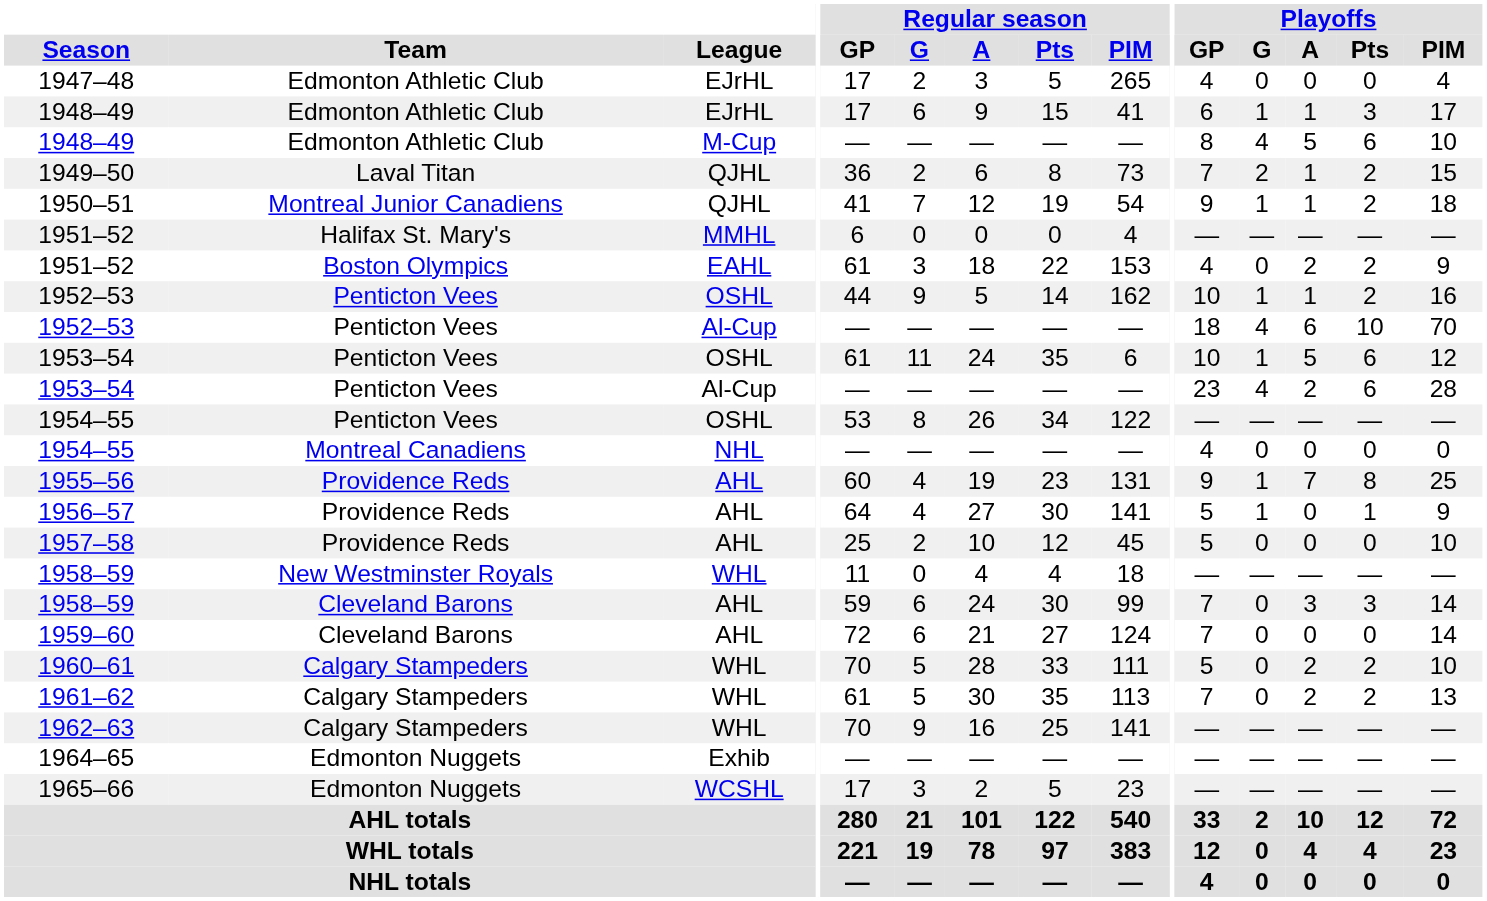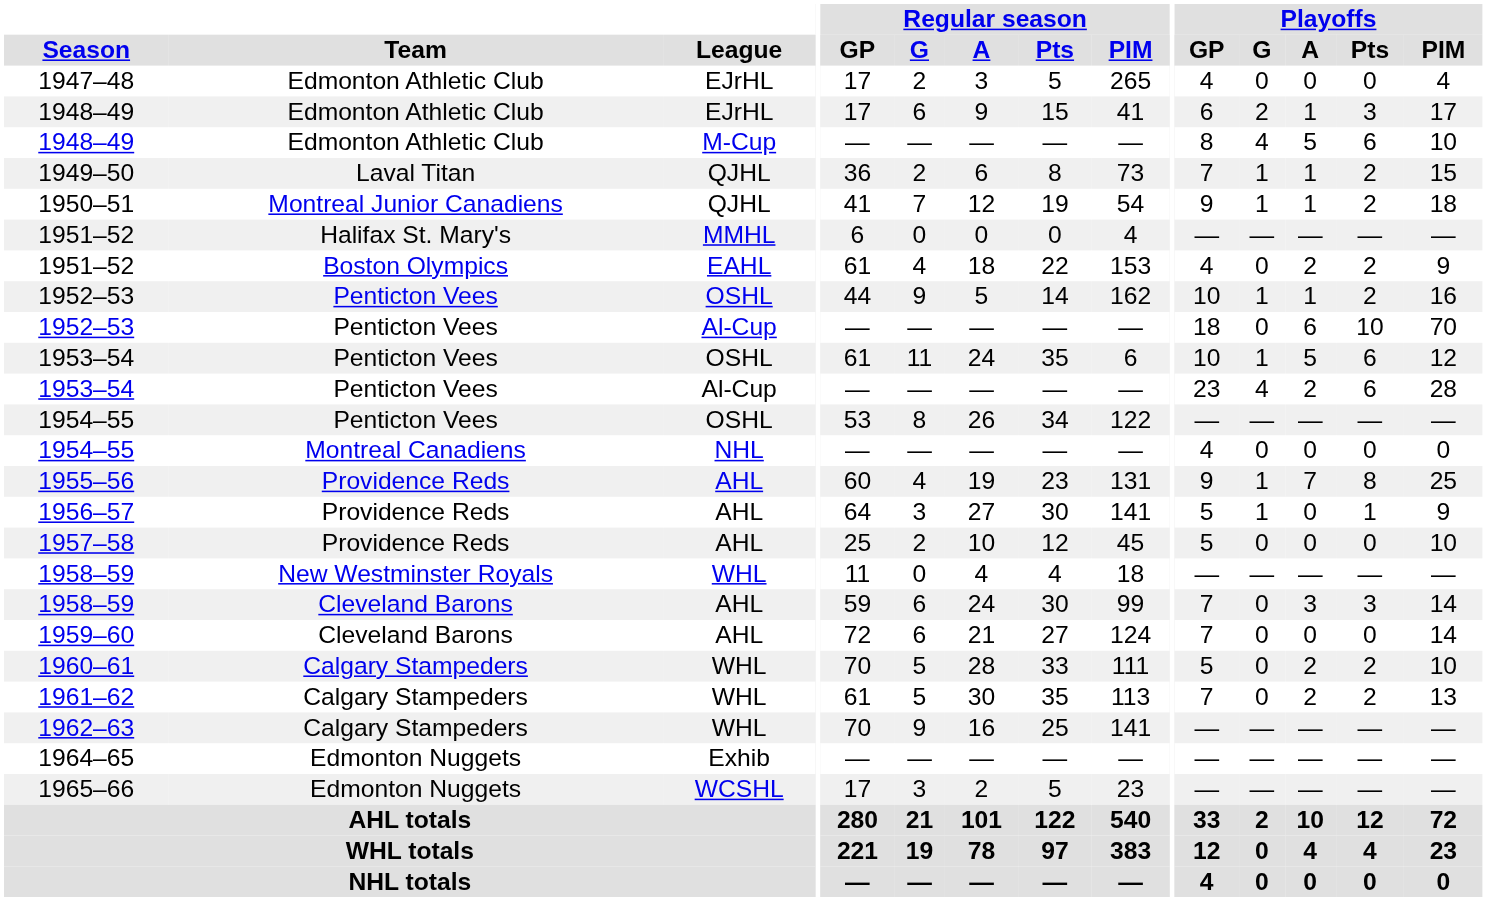(1262, 111) 1 -> (1262, 111) 2
(1262, 173) 2 -> (1262, 173) 1
(919, 265) 3 -> (919, 265) 4
(1262, 327) 4 -> (1262, 327) 0
(919, 511) 4 -> (919, 511) 3
